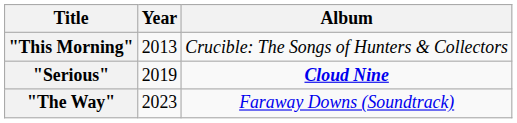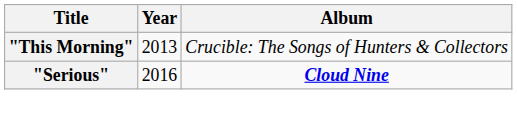(159, 74) 2019 -> (159, 74) 2016
- row: (71, 103)
